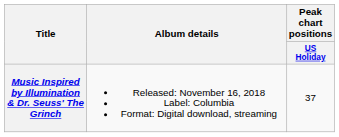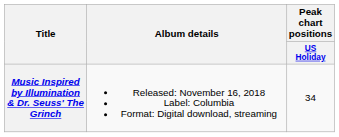(311, 98) 37 -> (311, 98) 34
